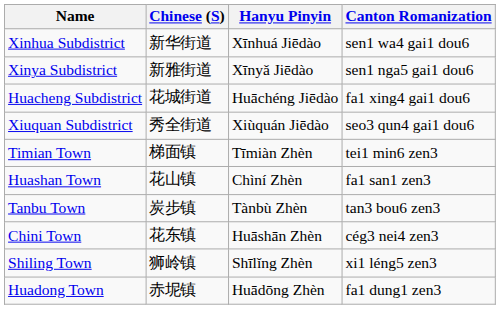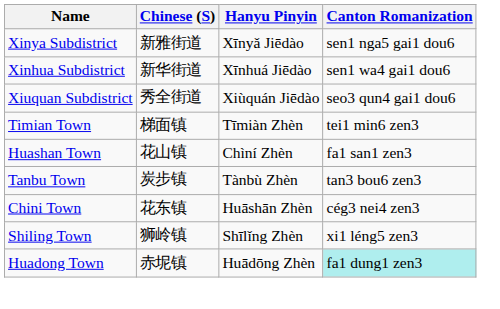rows swapped: (66, 42) <-> (63, 70)
- row: (75, 97)
(393, 290) no background -> (374, 263) paleturquoise background
